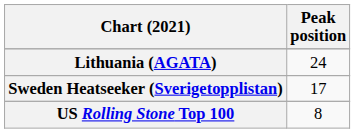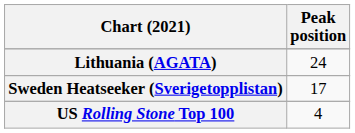(318, 114) 8 -> (318, 114) 4
